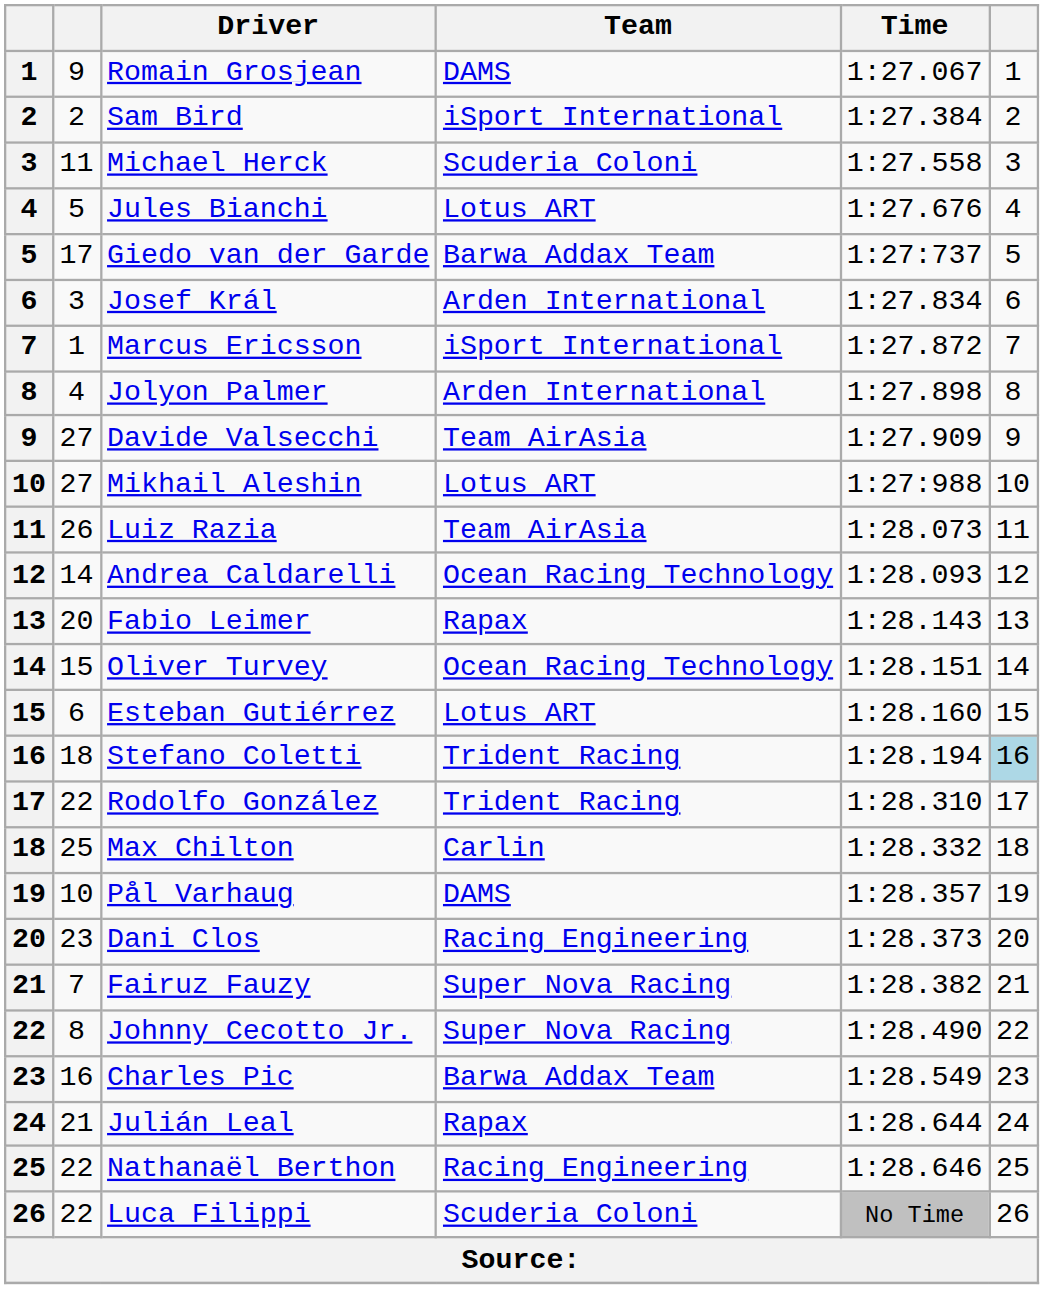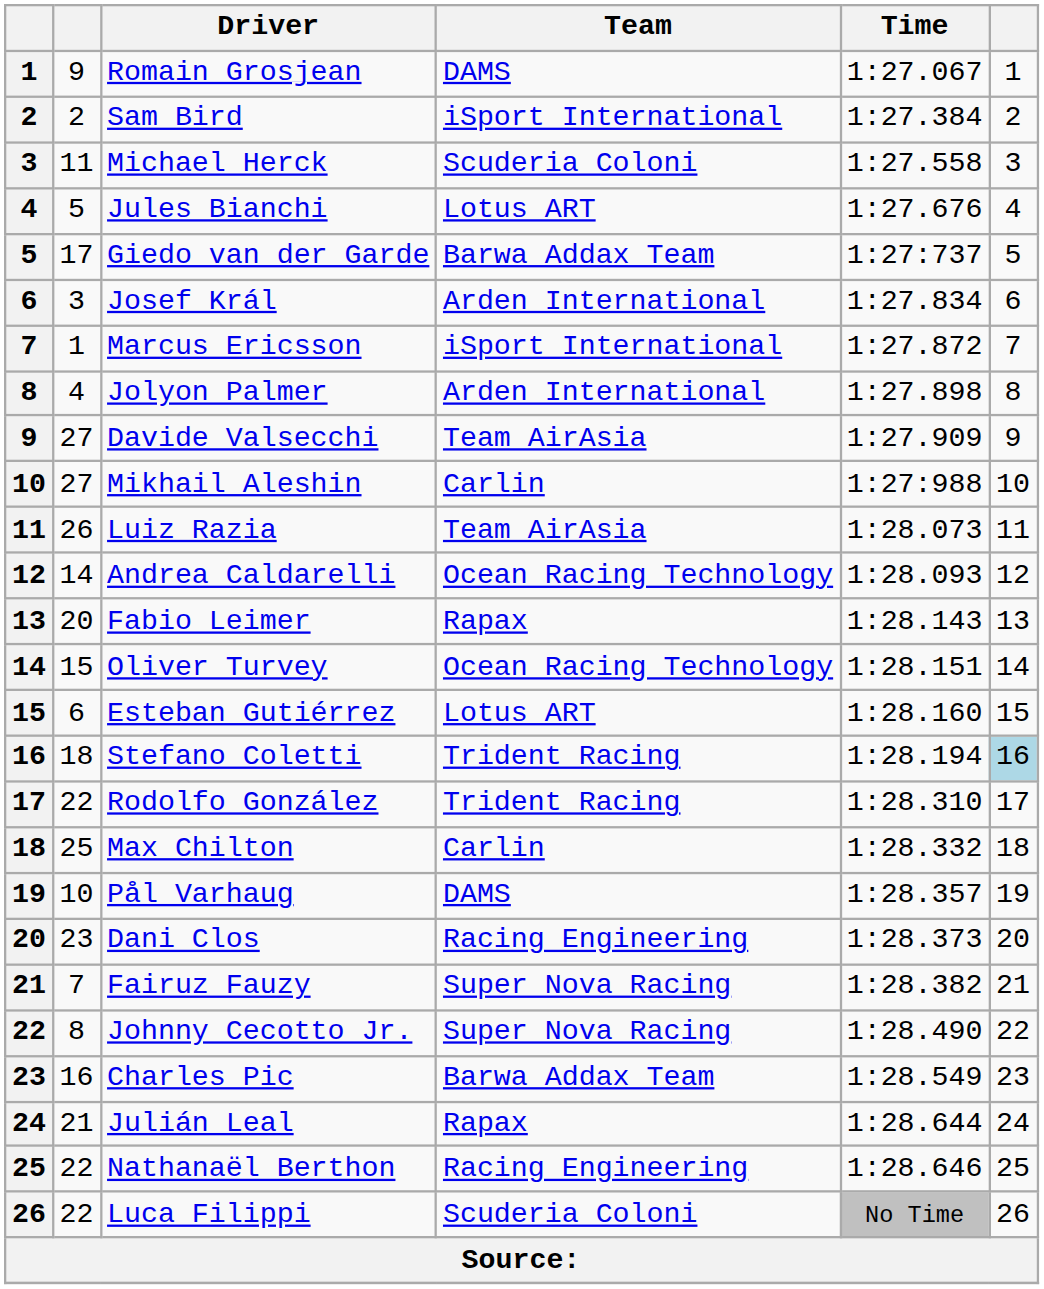(519, 485) Lotus ART -> (494, 485) Carlin
